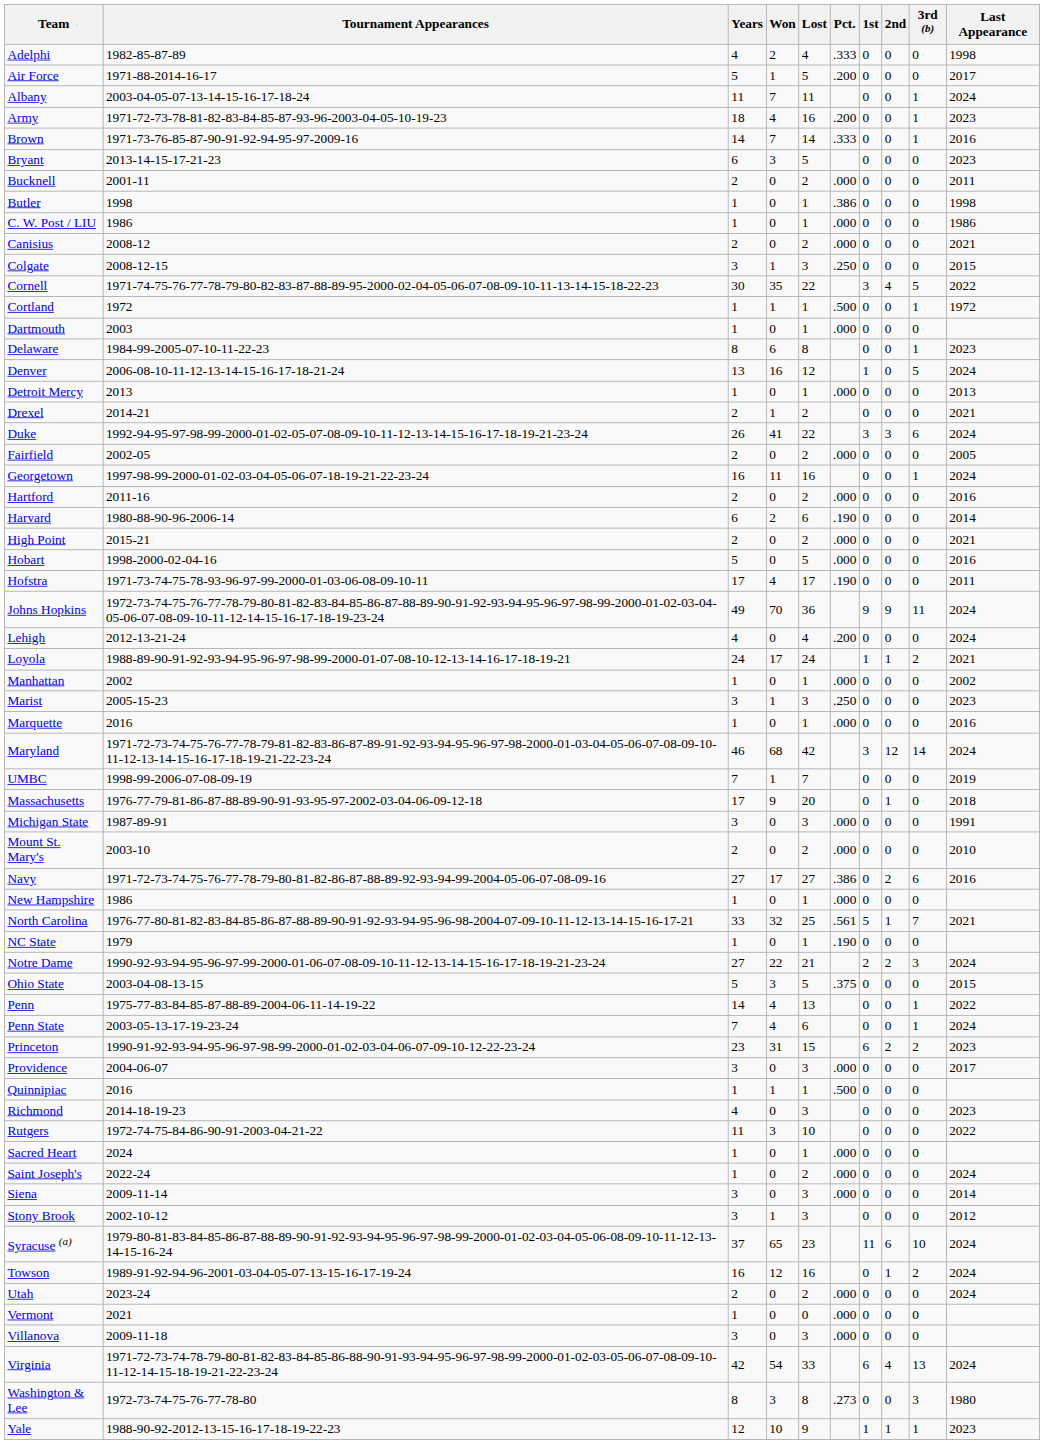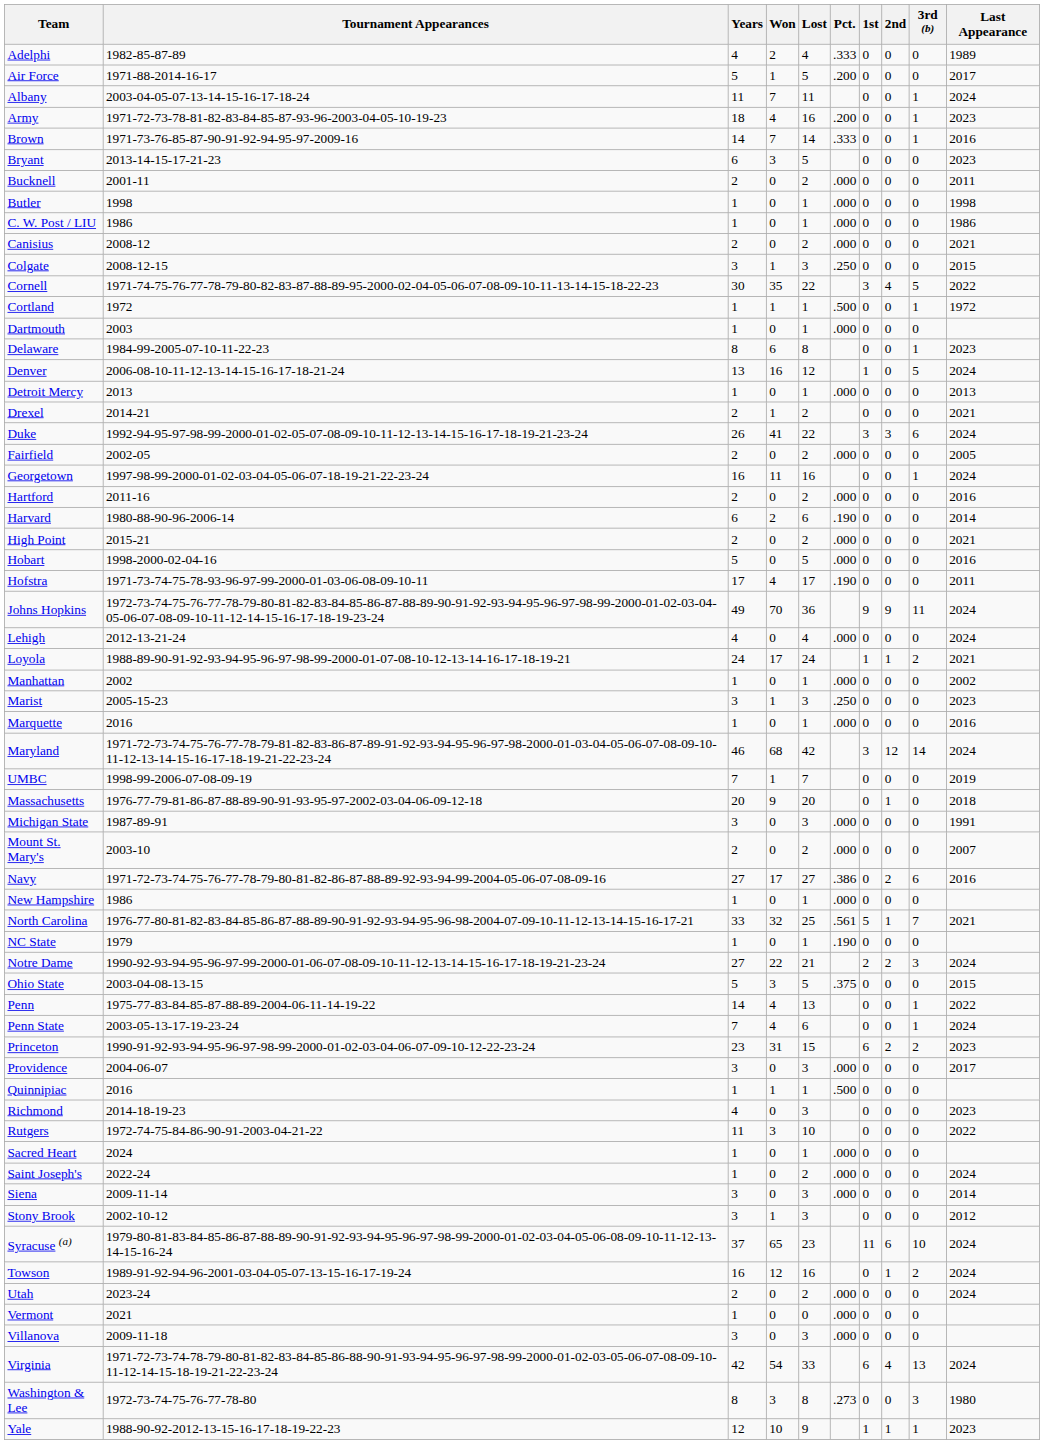(963, 54) 1998 -> (963, 54) 1989
(845, 202) .386 -> (845, 202) .000
(845, 638) .200 -> (845, 638) .000
(738, 800) 17 -> (738, 800) 20
(963, 850) 2010 -> (963, 850) 2007
